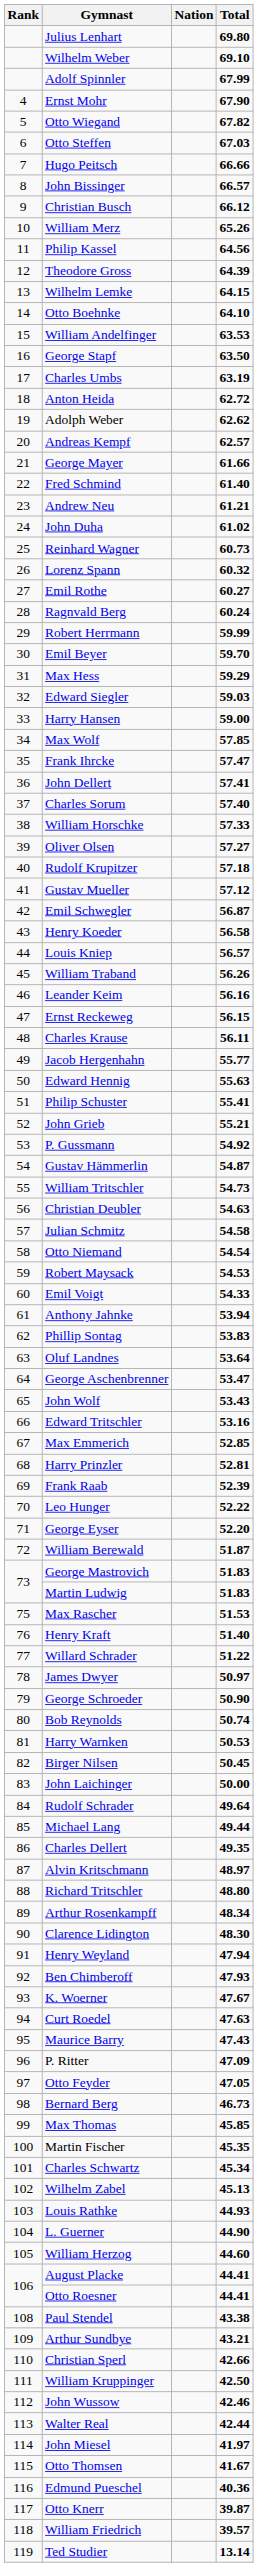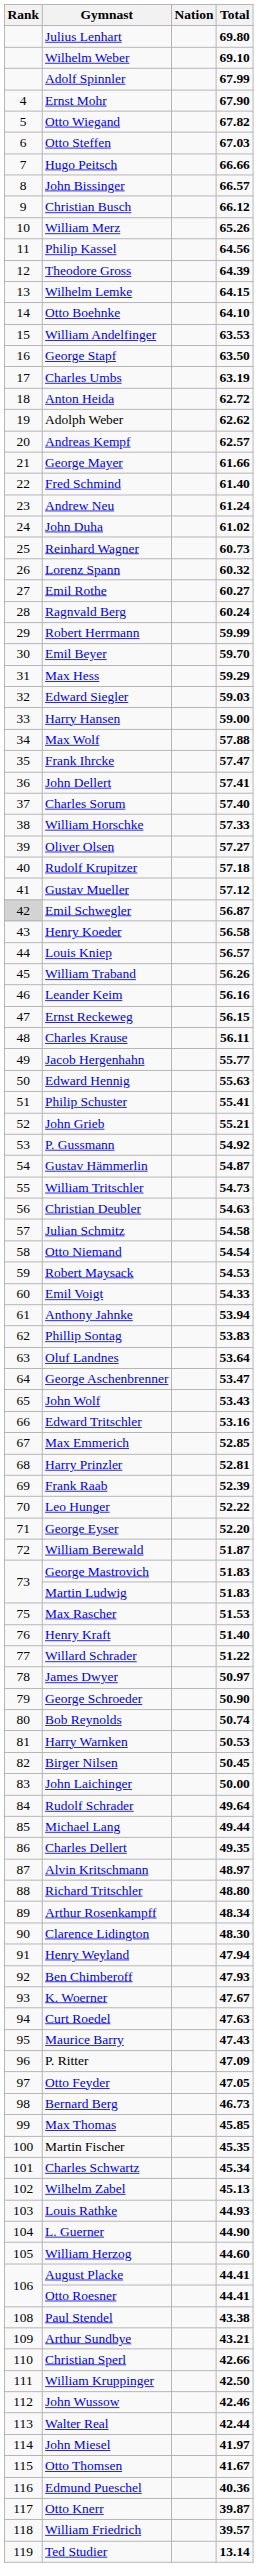(235, 505) 61.21 -> (235, 505) 61.24
(235, 739) 57.85 -> (235, 739) 57.88
(23, 910) no background -> (23, 910) lightgrey background
